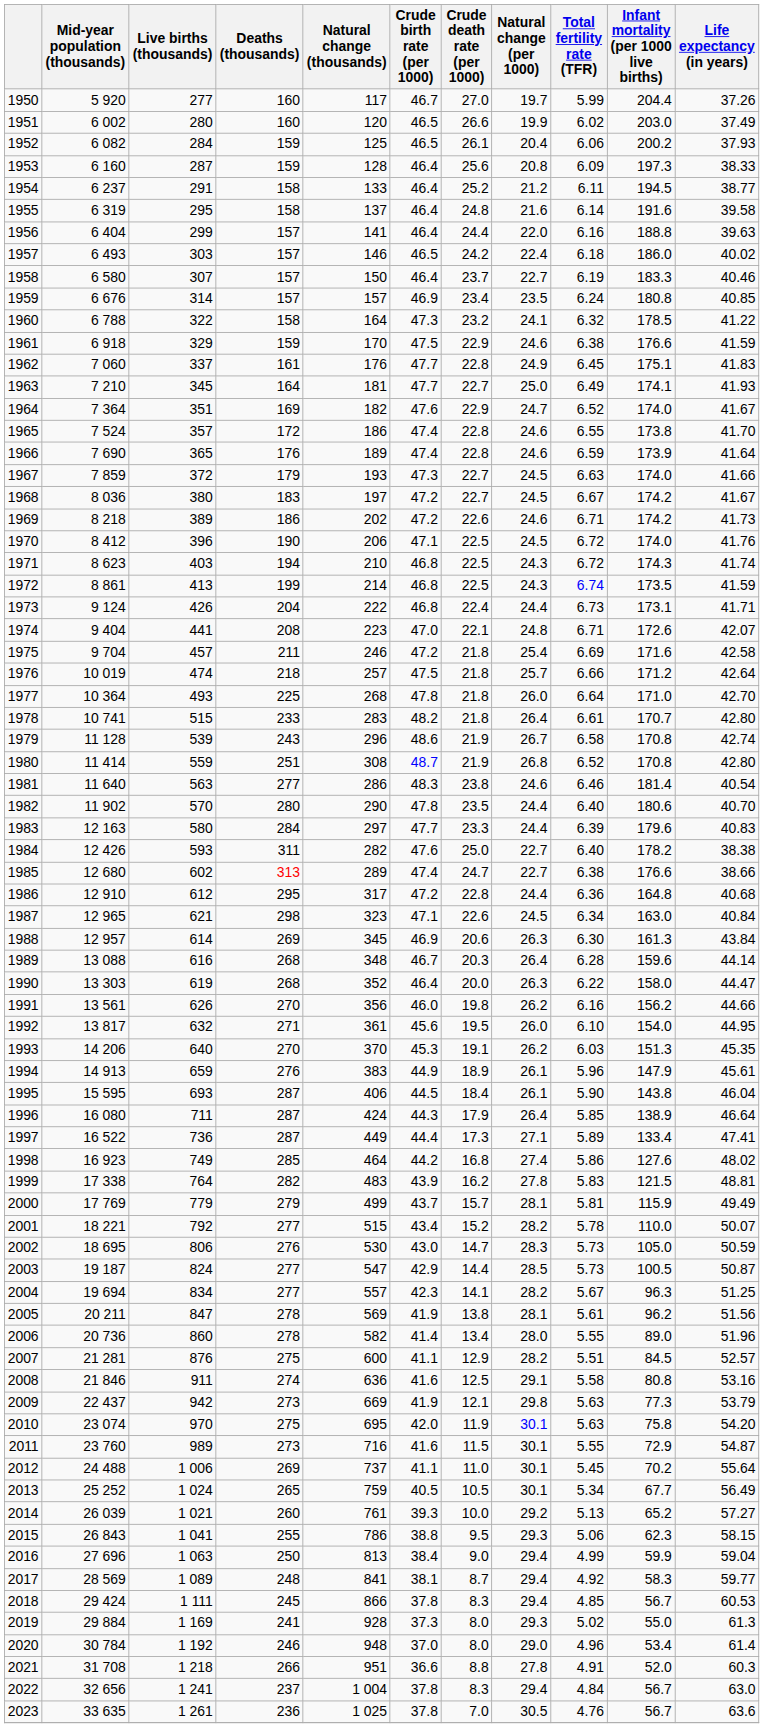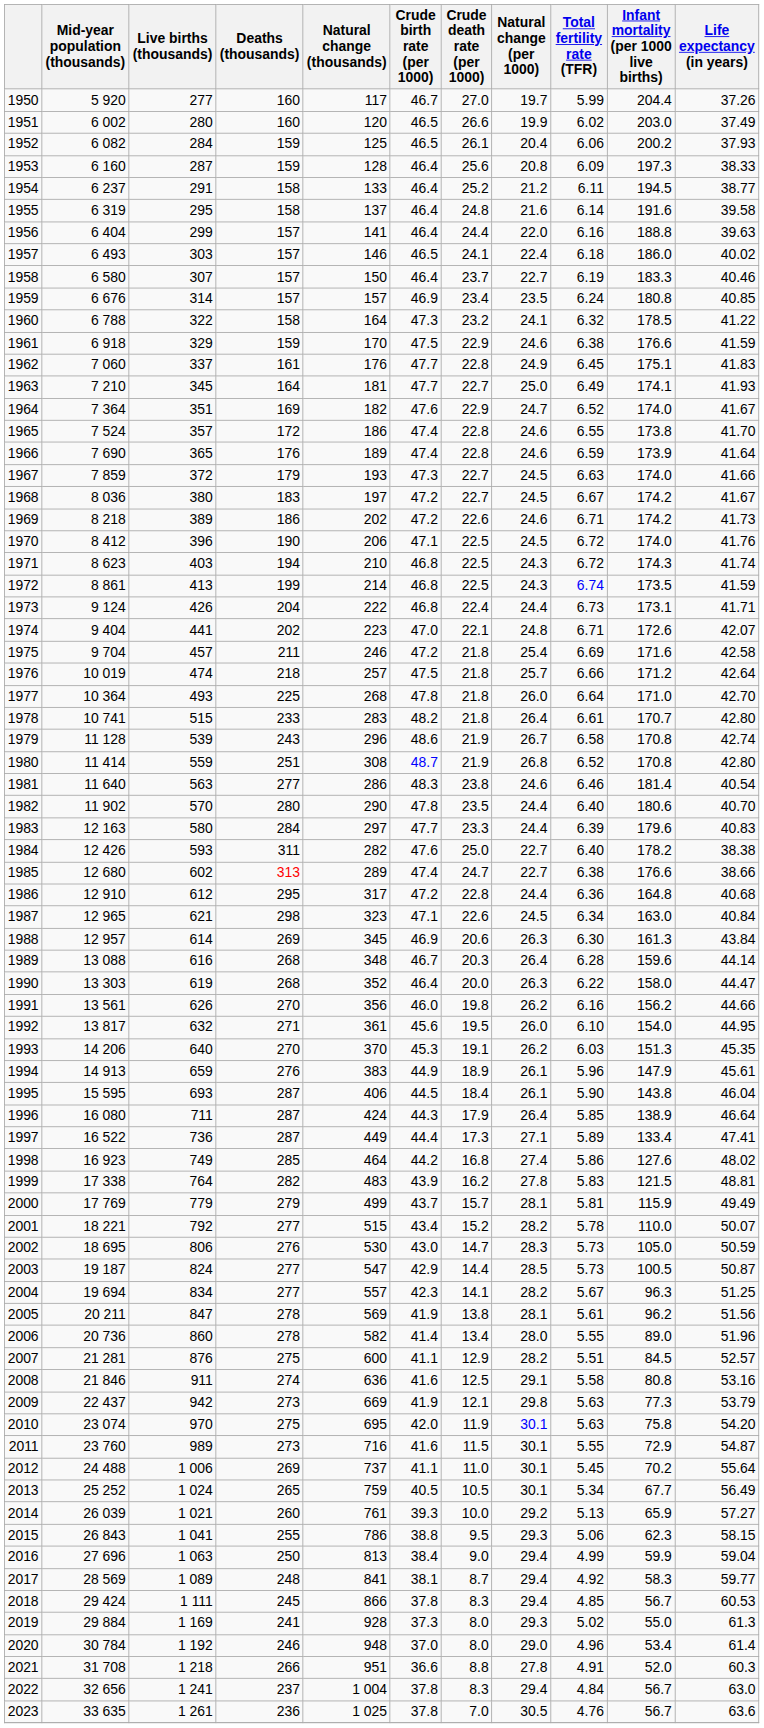(475, 254) 24.2 -> (475, 254) 24.1
(284, 630) 208 -> (284, 630) 202
(658, 1513) 65.2 -> (658, 1513) 65.9
